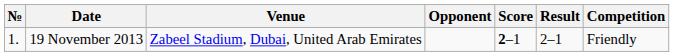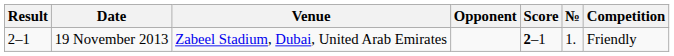columns swapped: (15, 16) <-> (560, 16)
